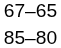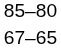rows swapped: (30, 37) <-> (30, 11)
